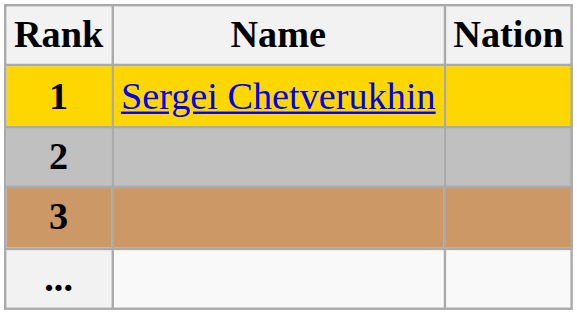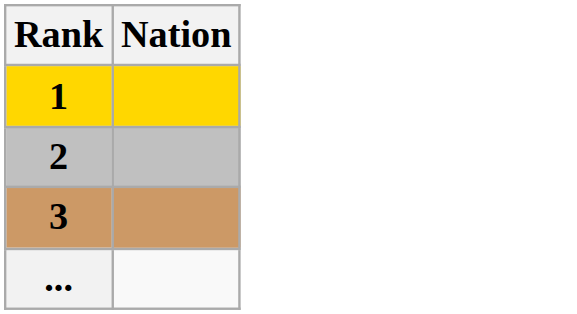- column: (278, 34)
